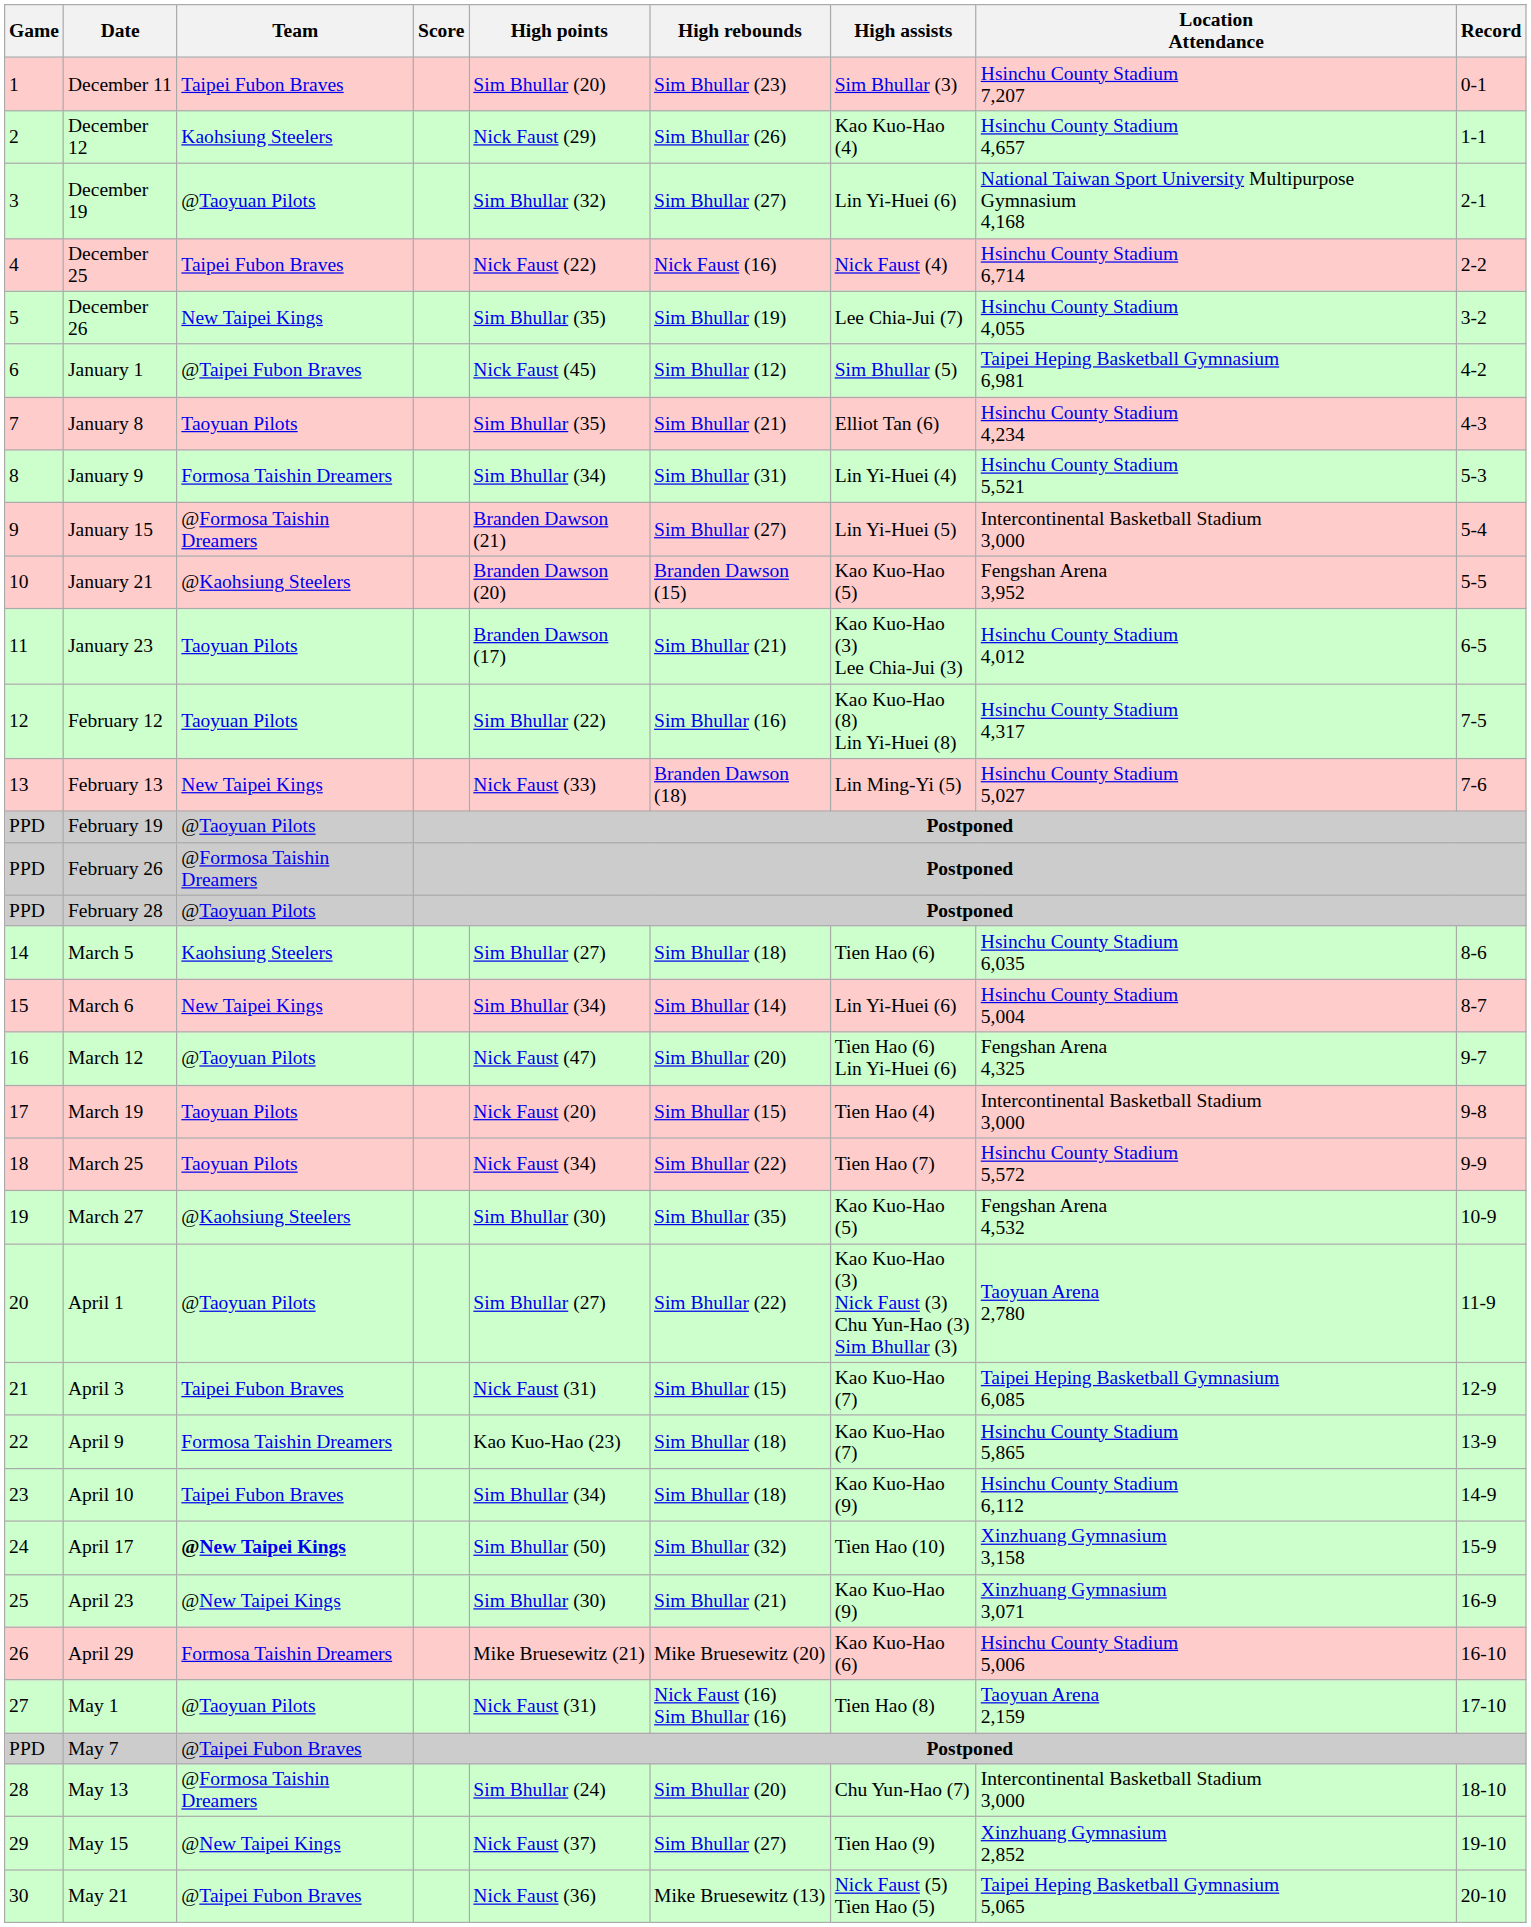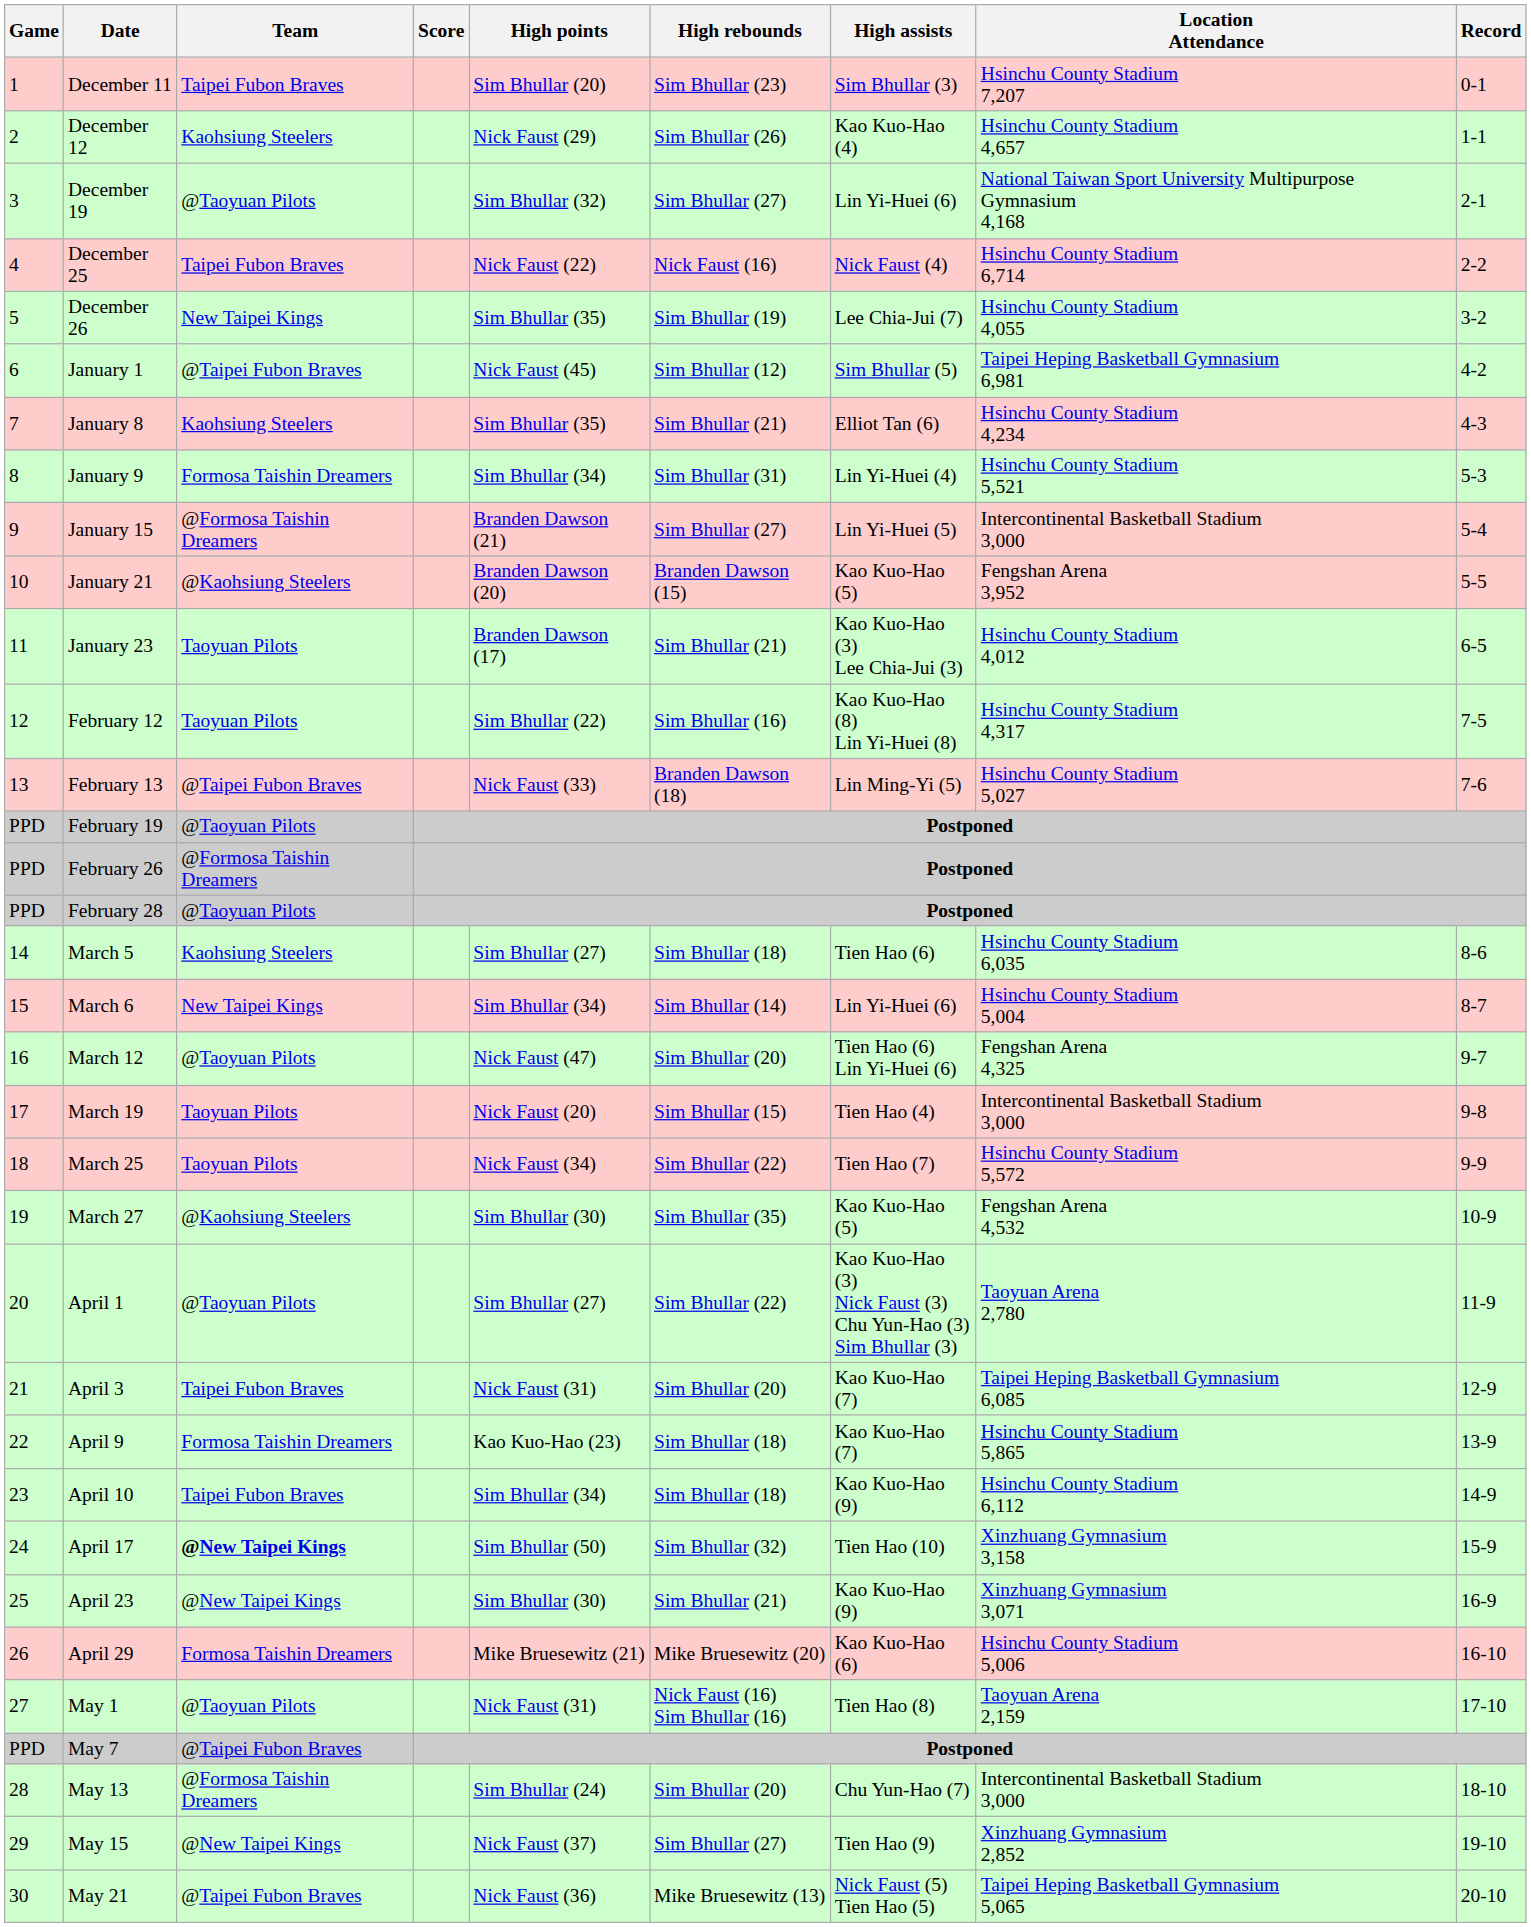(240, 423) Taoyuan Pilots -> (257, 423) Kaohsiung Steelers
(252, 784) New Taipei Kings -> (272, 784) @Taipei Fubon Braves
(720, 1388) Sim Bhullar (15) -> (720, 1388) Sim Bhullar (20)
